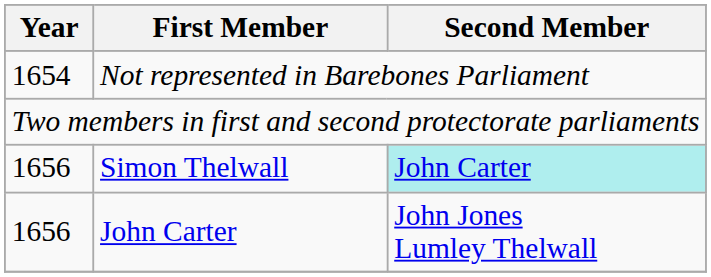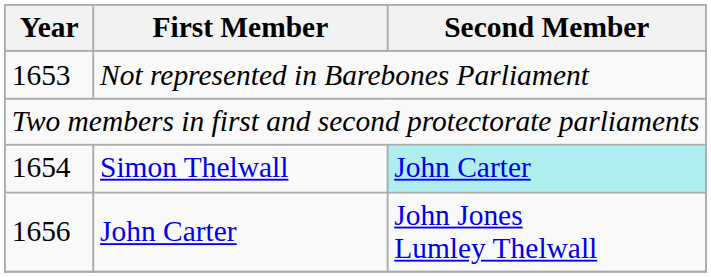(41, 74) 1654 -> (41, 74) 1653
(41, 167) 1656 -> (41, 167) 1654
